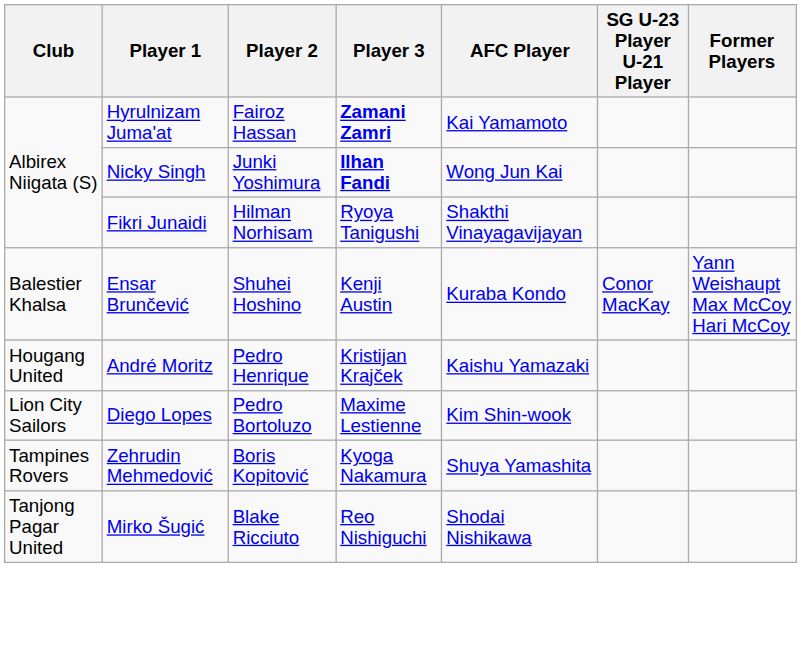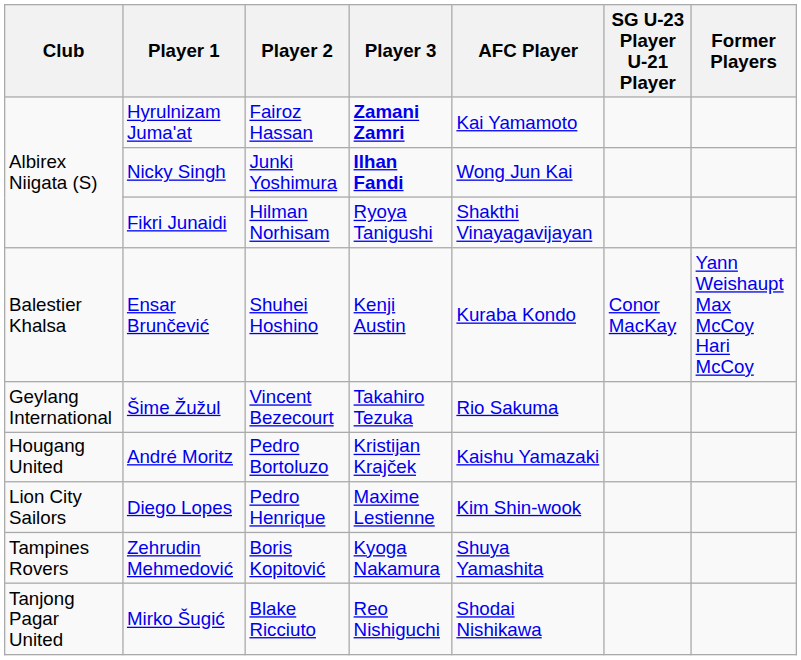+ row: (174, 407)
(271, 365) Pedro Henrique -> (289, 457) Pedro Bortoluzo
(272, 416) Pedro Bortoluzo -> (287, 508) Pedro Henrique
